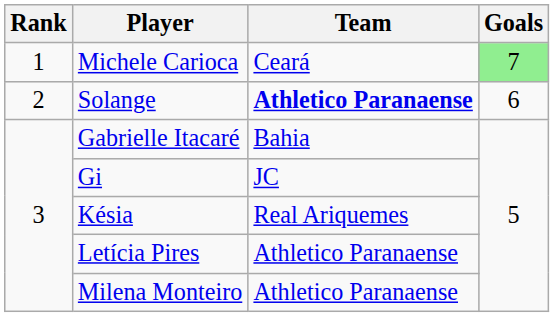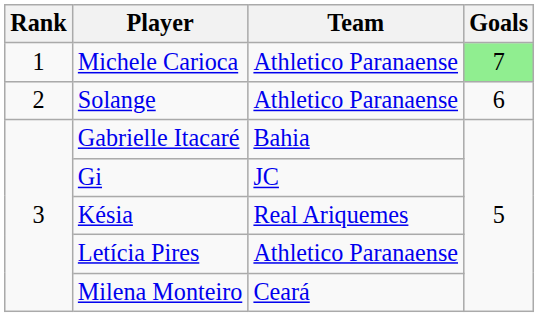(282, 61) Ceará -> (356, 61) Athletico Paranaense
(363, 100) bold -> (356, 100) normal
(356, 291) Athletico Paranaense -> (282, 291) Ceará
